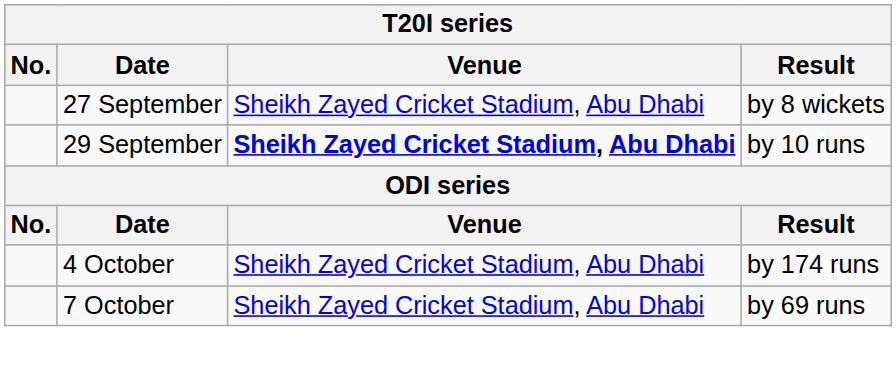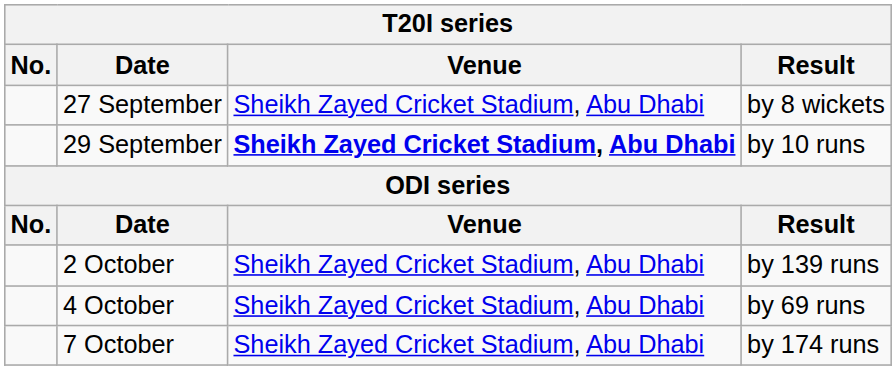+ row: (119, 265)
(813, 265) by 174 runs -> (806, 305) by 69 runs
(806, 305) by 69 runs -> (813, 345) by 174 runs
